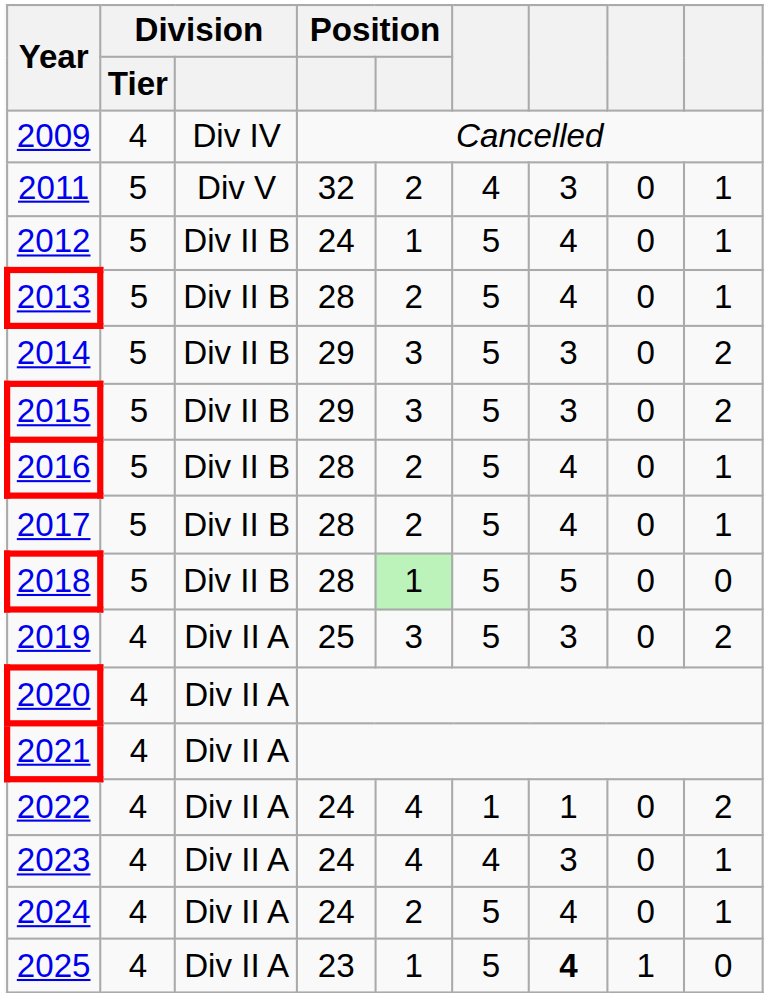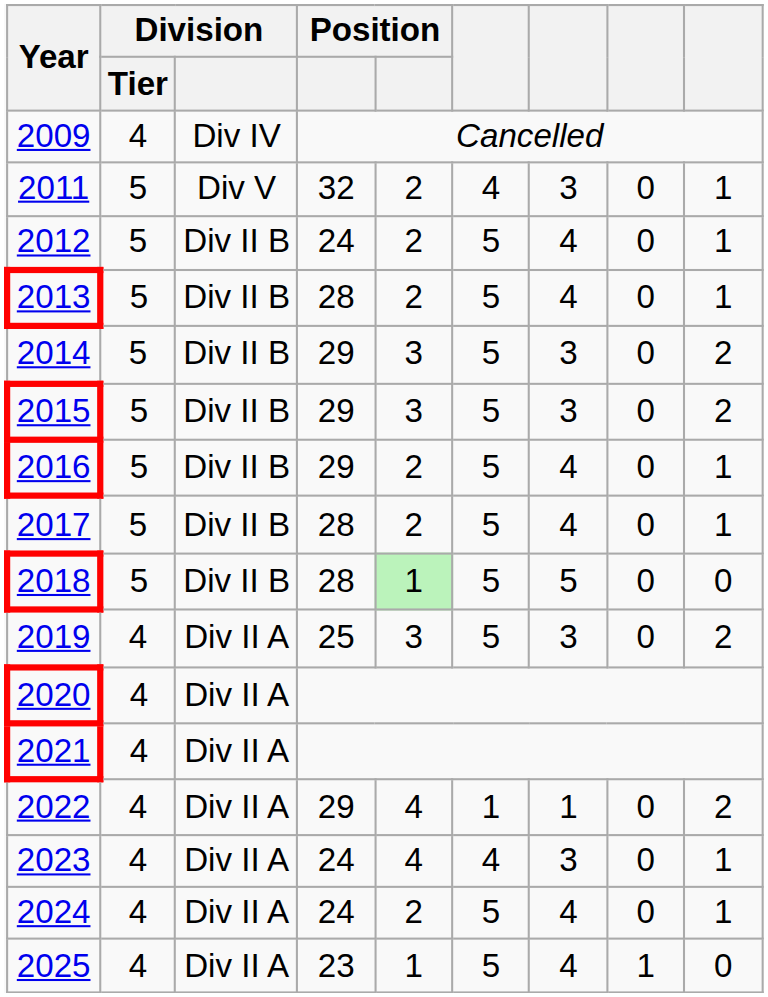(414, 241) 1 -> (414, 241) 2
(336, 467) 28 -> (336, 467) 29
(336, 806) 24 -> (336, 806) 29
(568, 965) bold -> (568, 965) normal
